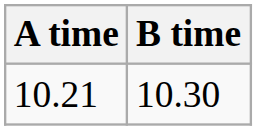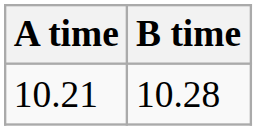(178, 93) 10.30 -> (178, 93) 10.28
